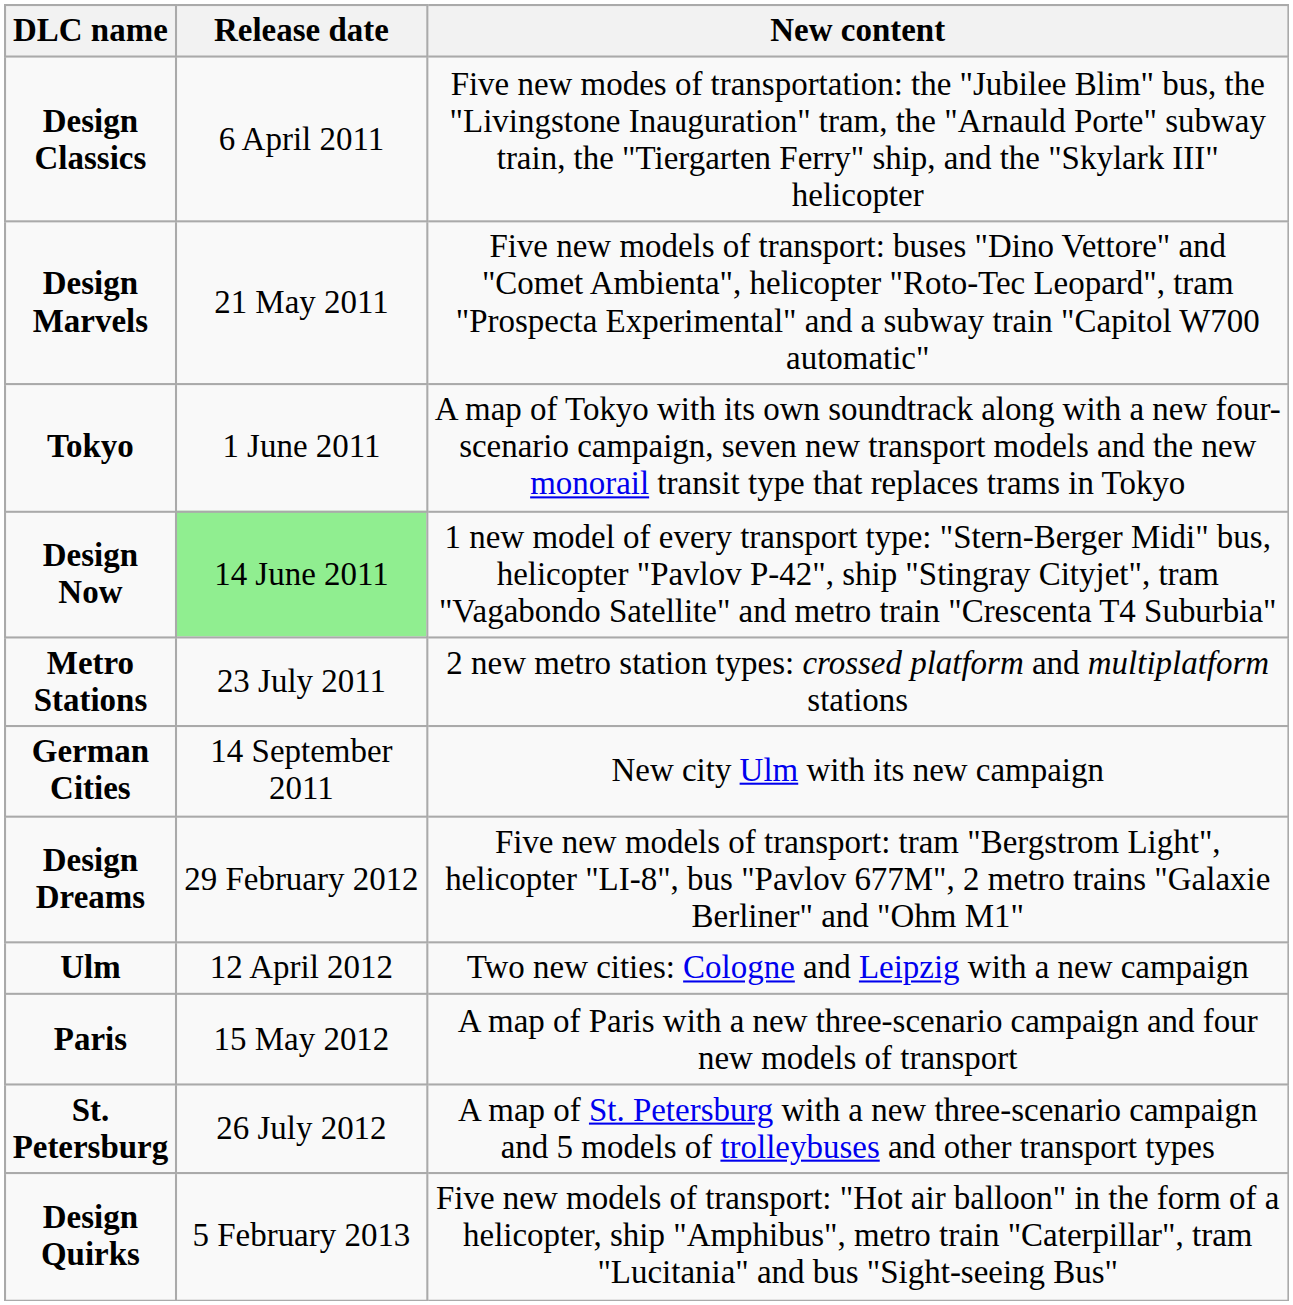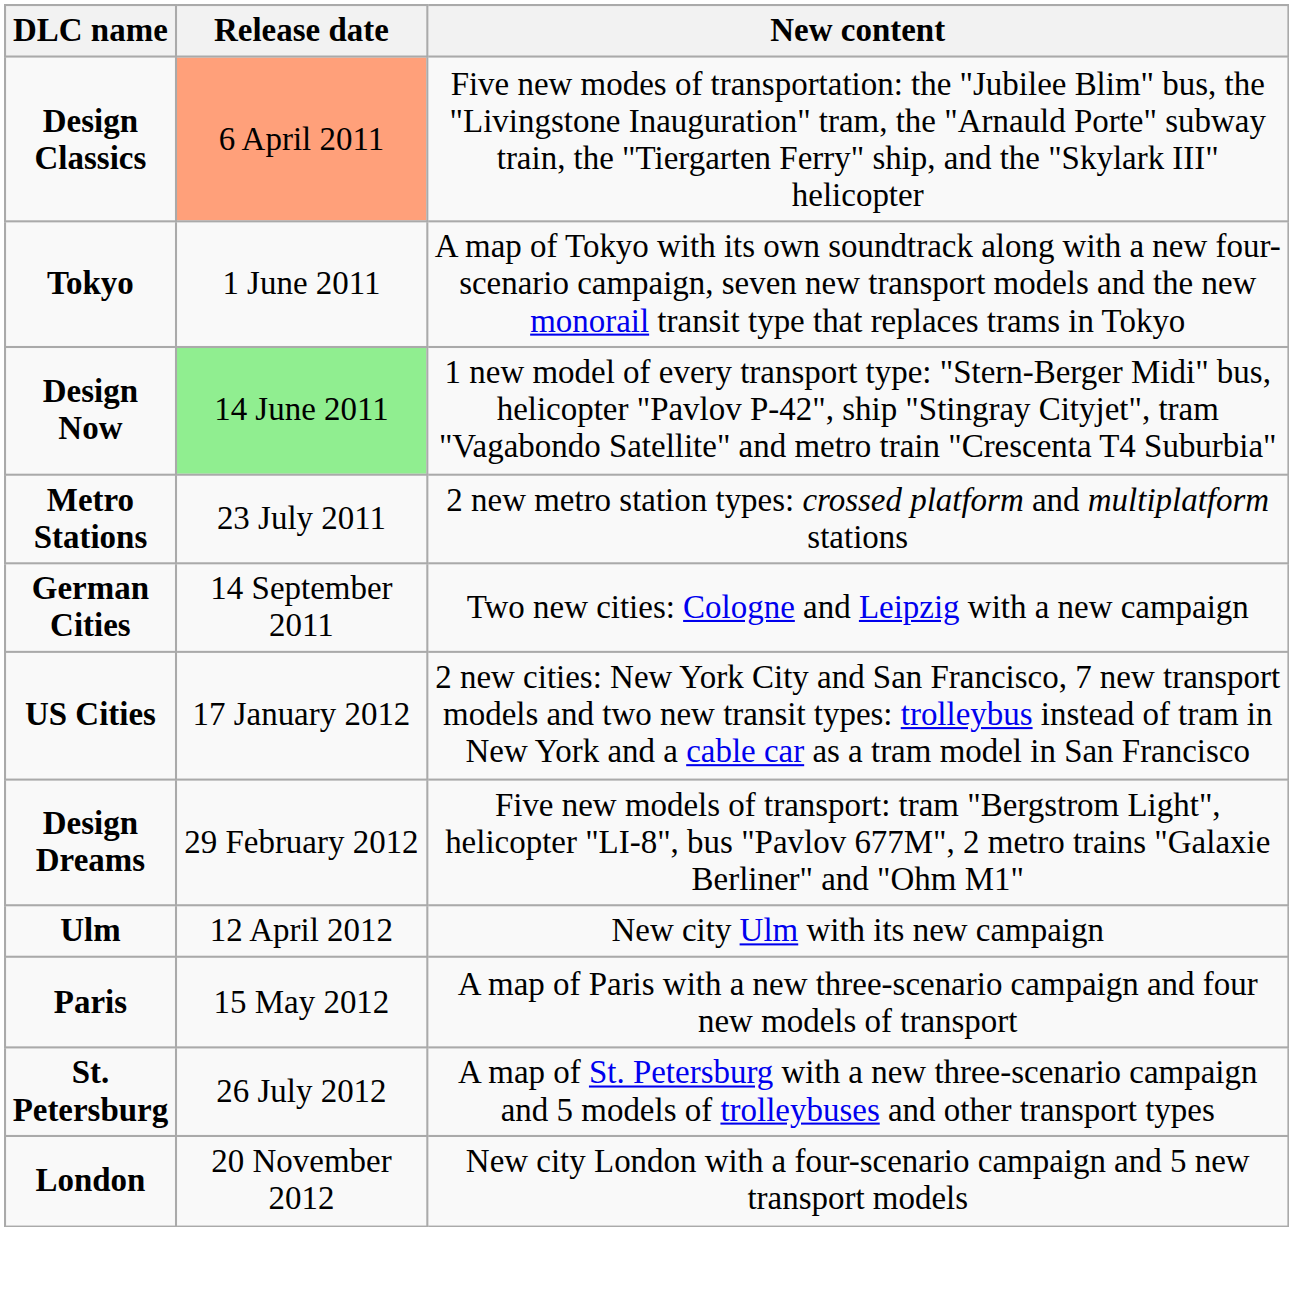(301, 138) no background -> (301, 138) lightsalmon background
- row: (90, 302)
(858, 770) New city Ulm with its new campaign -> (858, 607) Two new cities: Cologne and Leipzig with a new campaign
+ row: (90, 715)
(858, 967) Two new cities: Cologne and Leipzig with a new campaign -> (858, 930) New city Ulm with its new campaign
+ row: (90, 1180)
- row: (90, 1235)
